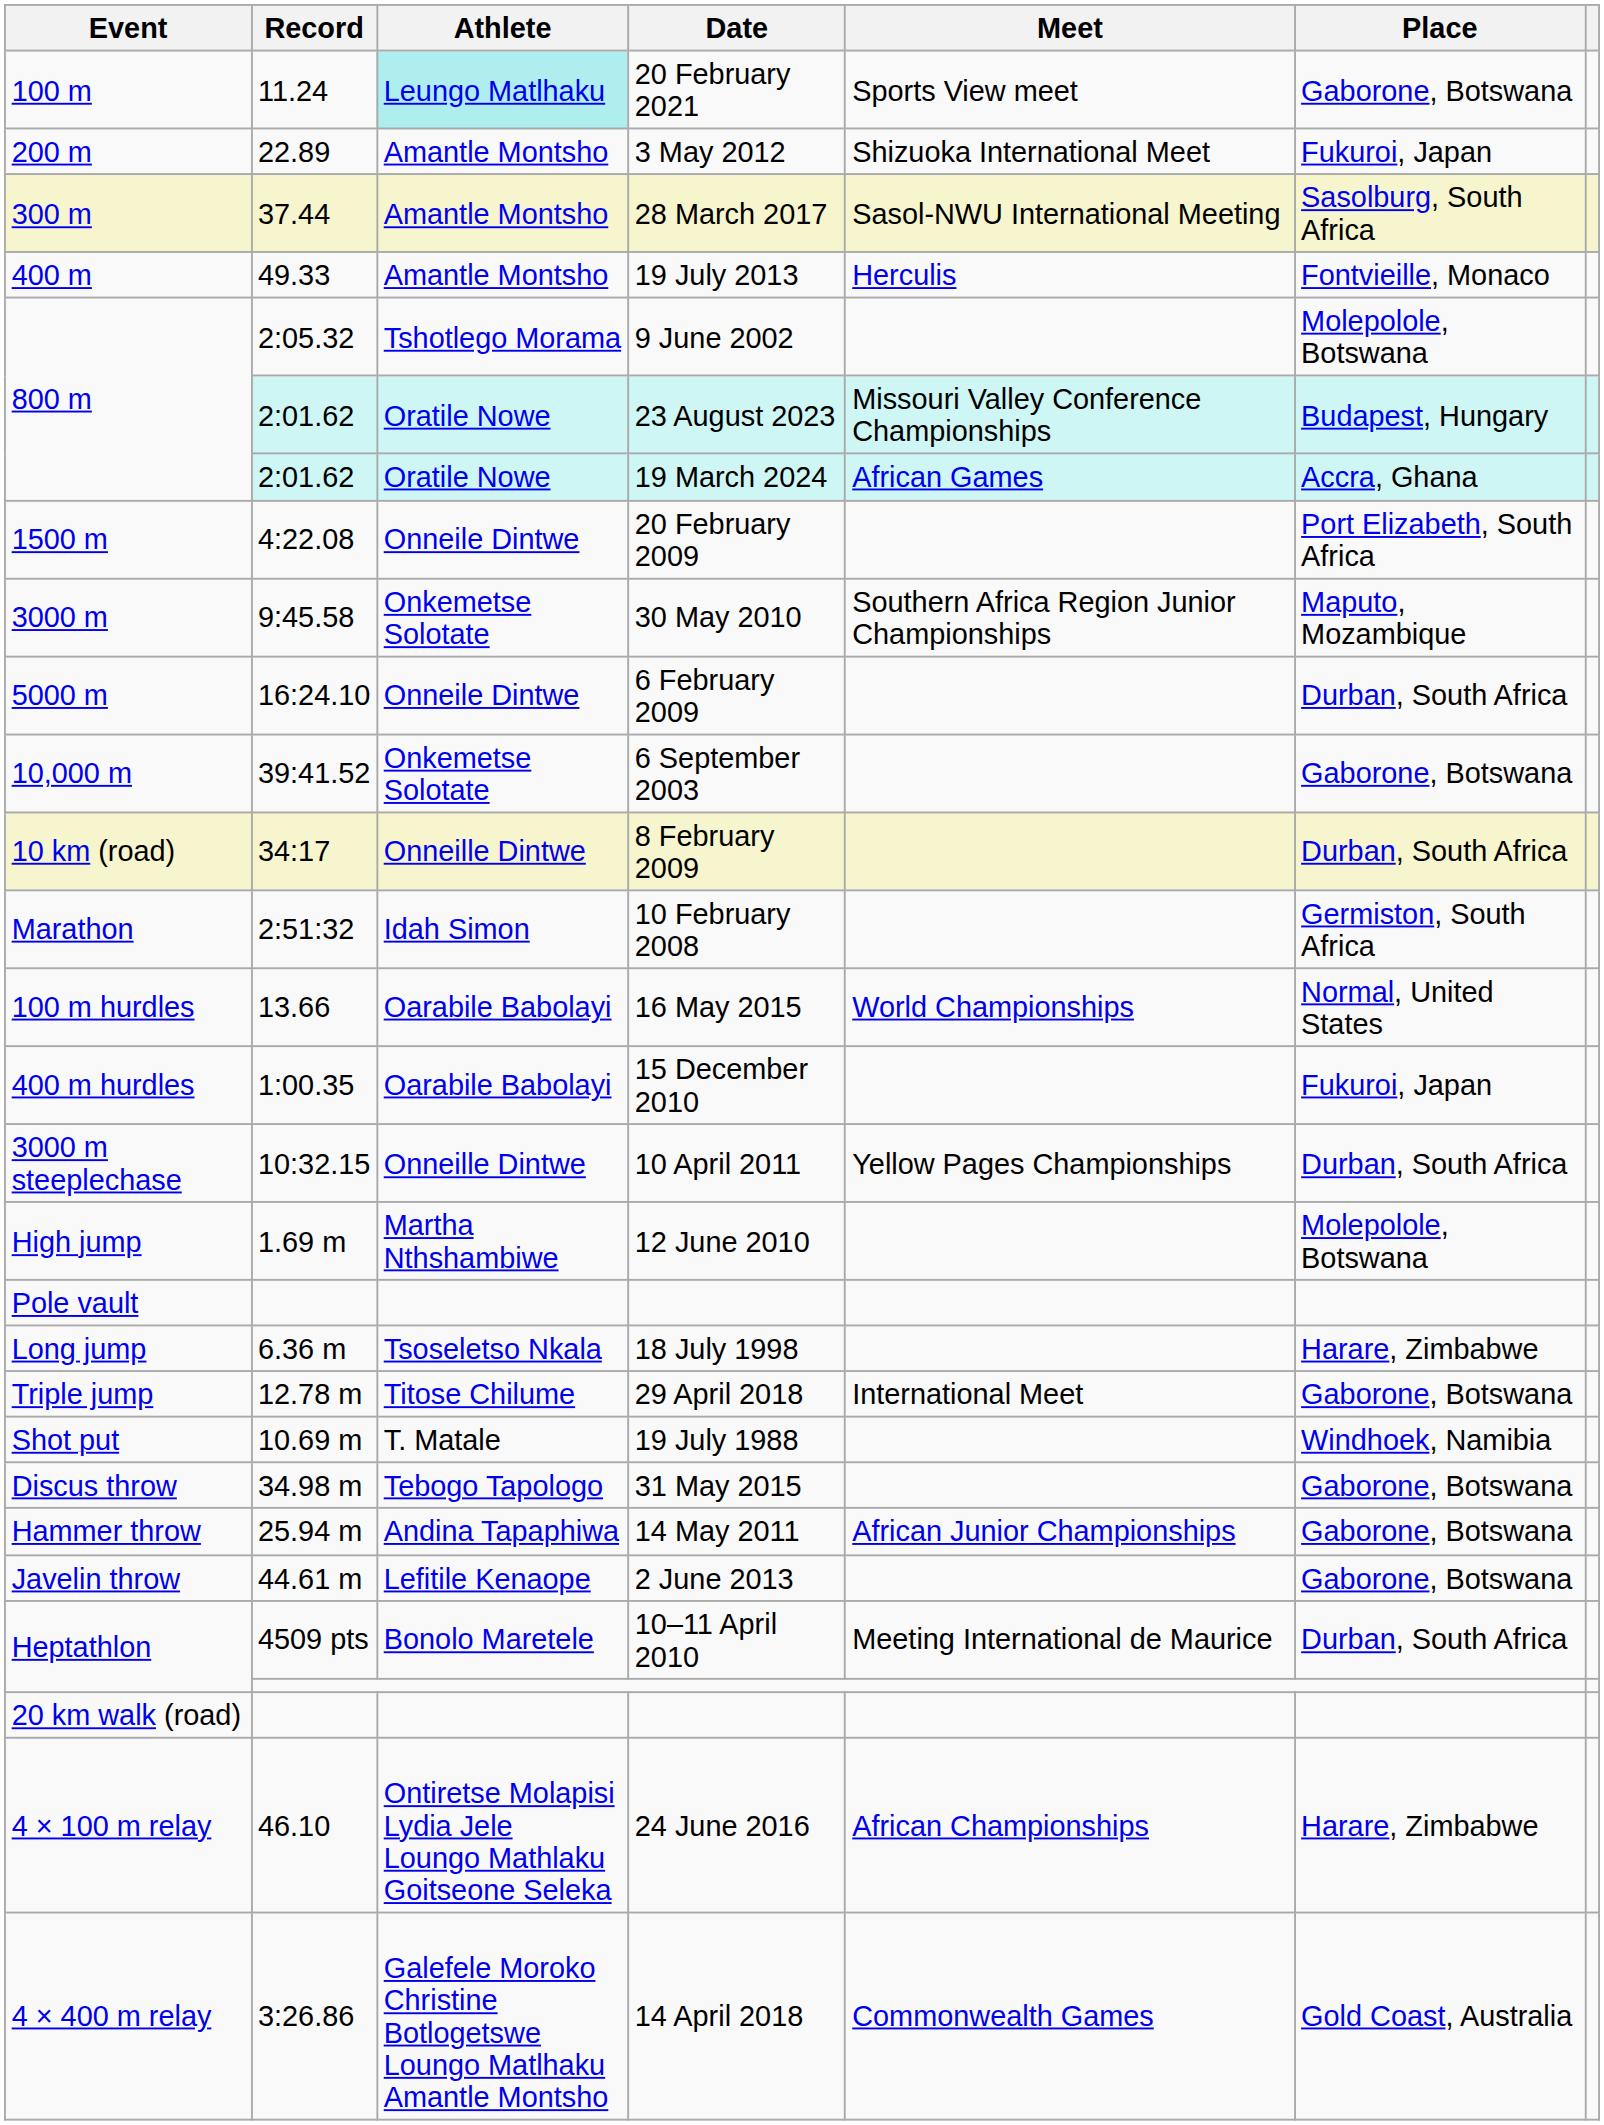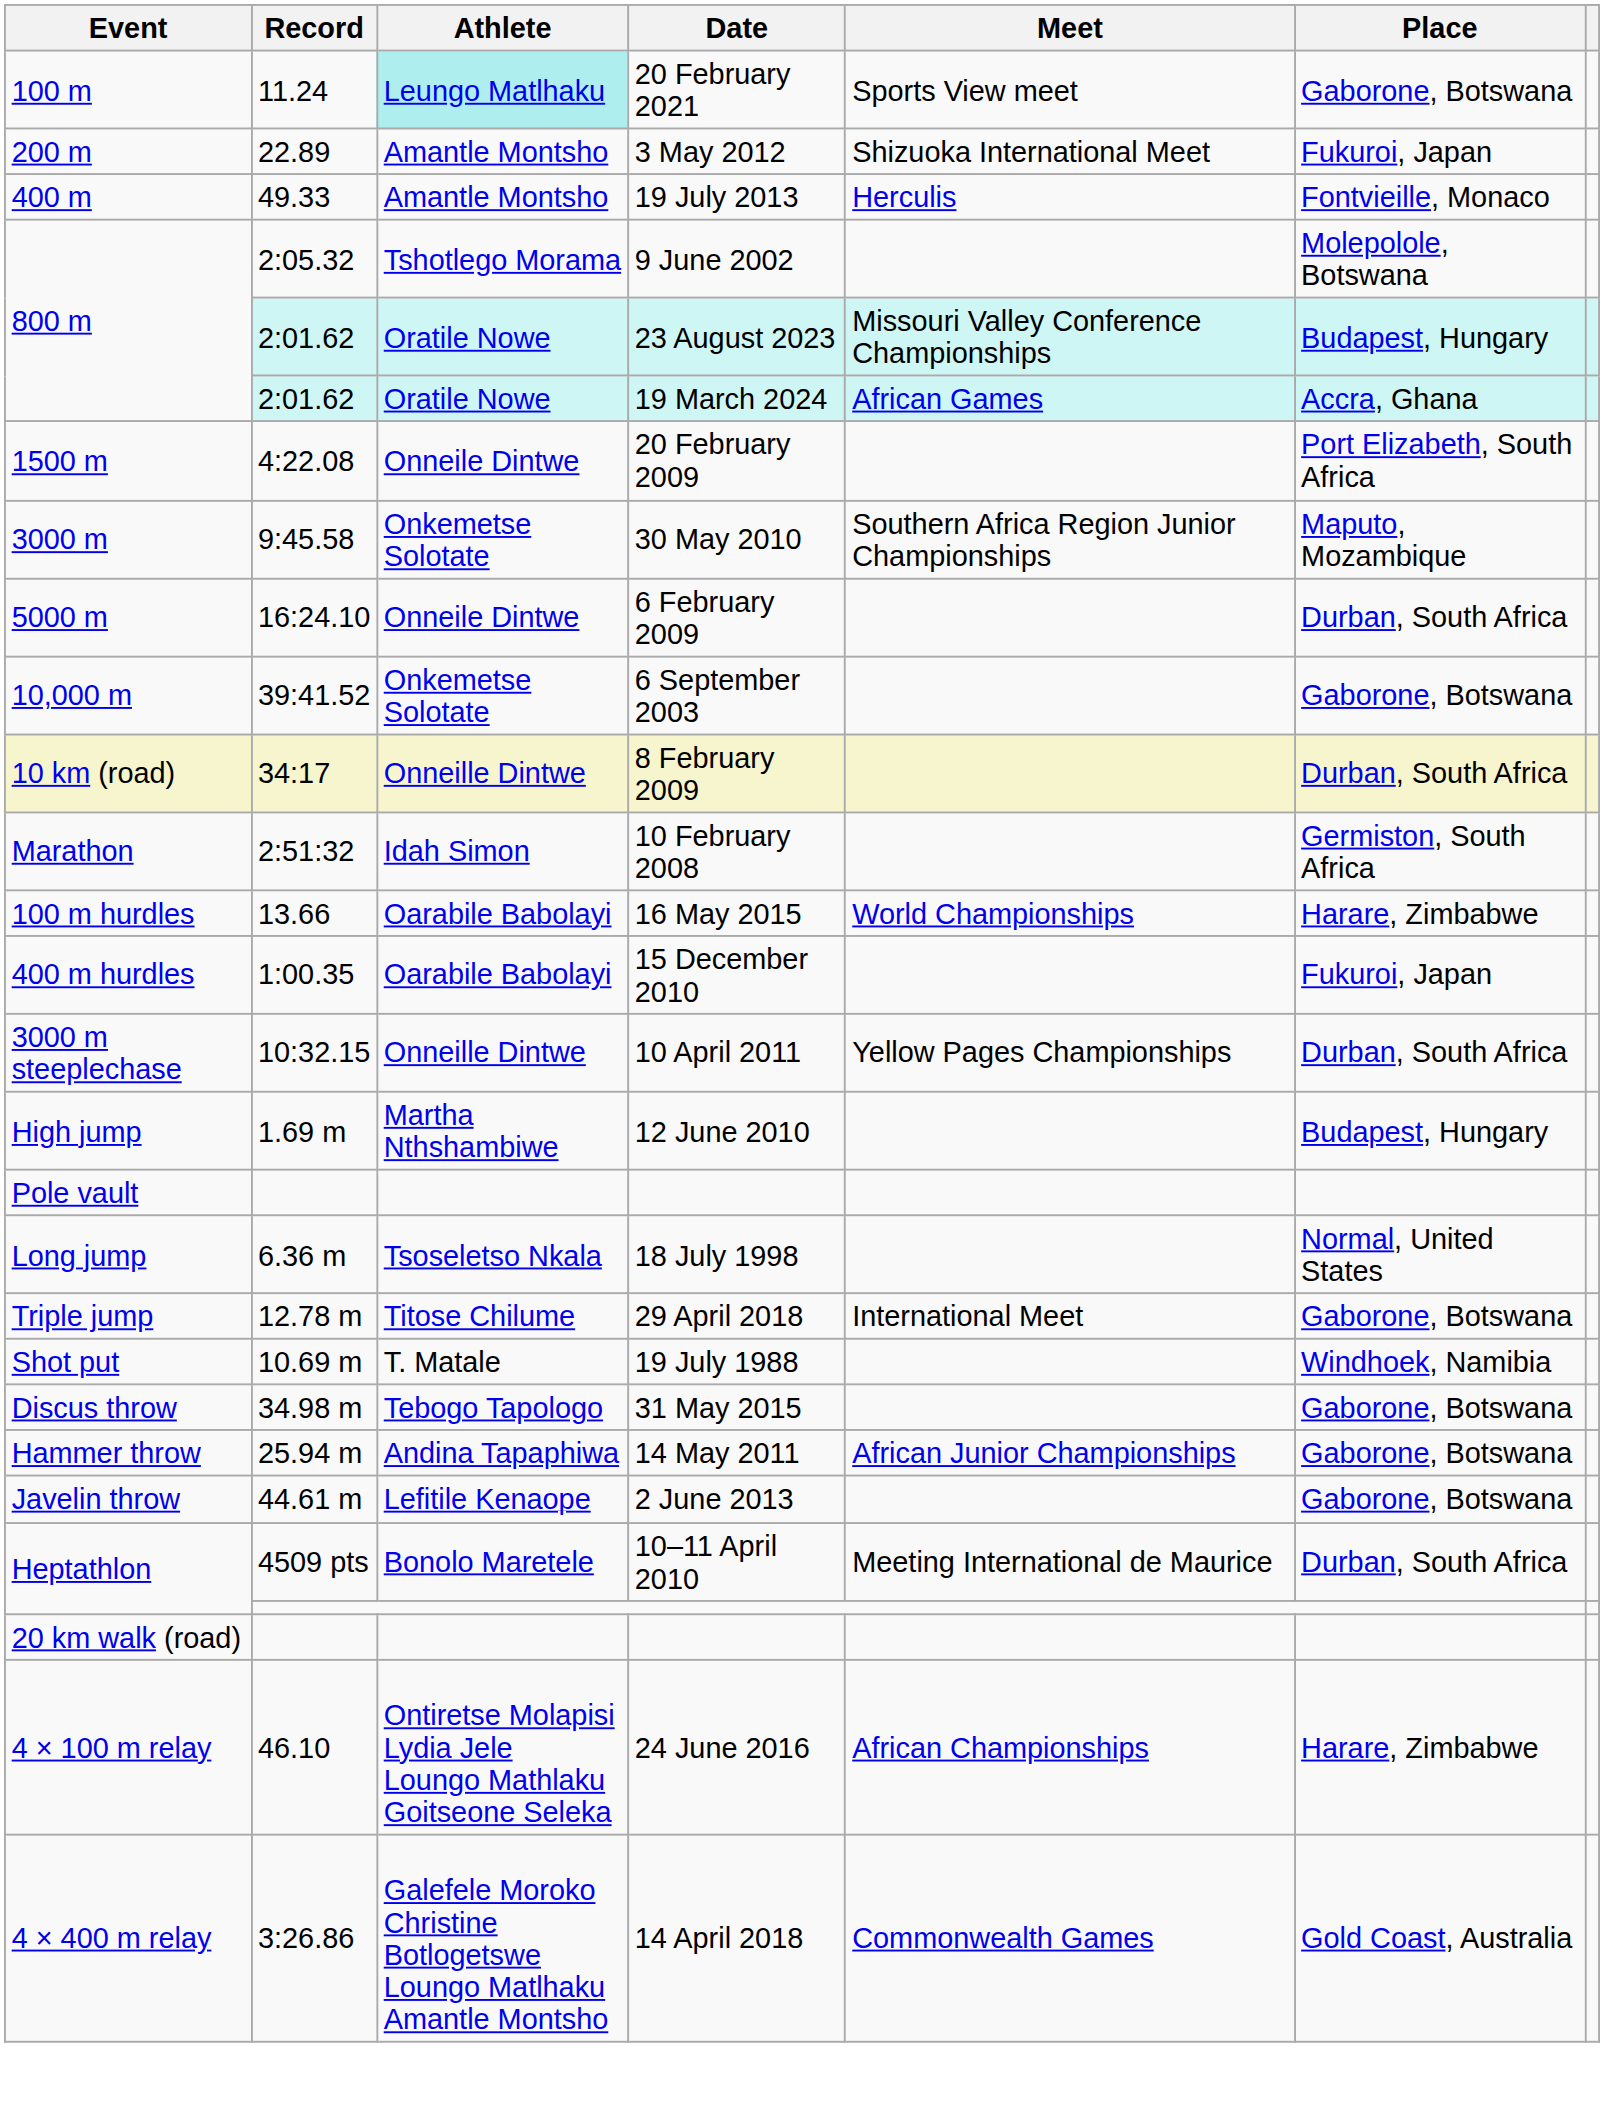- row: (52, 214)
(1397, 1007) Normal, United States -> (1420, 913) Harare, Zimbabwe
(1375, 1241) Molepolole, Botswana -> (1425, 1131) Budapest, Hungary
(1420, 1349) Harare, Zimbabwe -> (1397, 1255) Normal, United States
